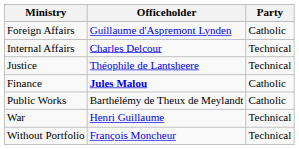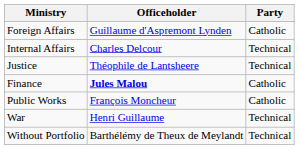(167, 100) Barthélémy de Theux de Meylandt -> (133, 100) François Moncheur
(133, 135) François Moncheur -> (167, 135) Barthélémy de Theux de Meylandt
